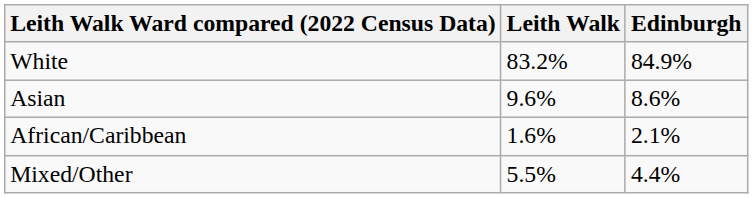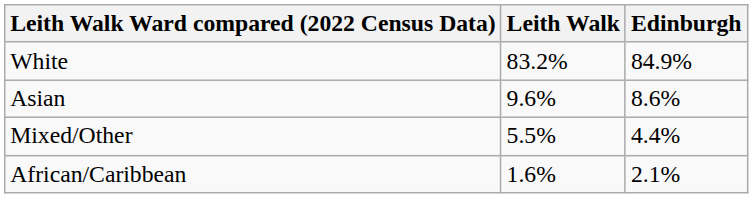rows swapped: (98, 135) <-> (71, 173)
